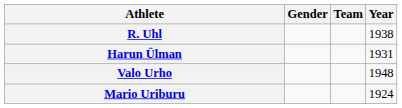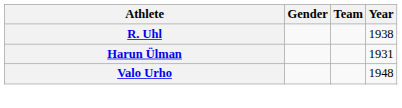- row: (145, 93)
